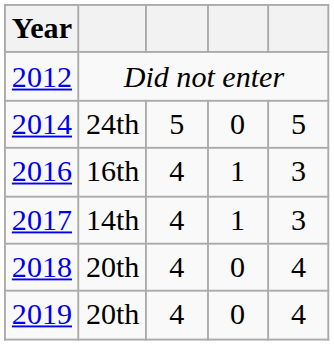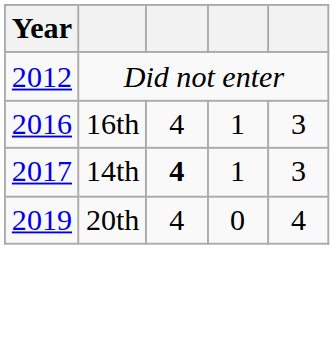- row: (42, 123)
(177, 219) normal -> (177, 171) bold
- row: (42, 266)
